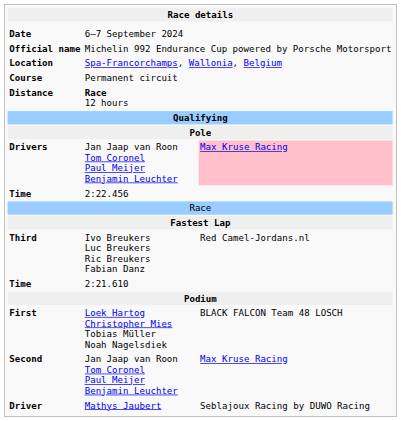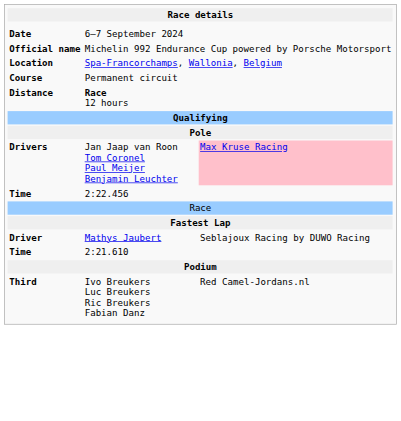rows swapped: (26, 405) <-> (23, 237)
- row: (23, 313)
- row: (26, 359)
